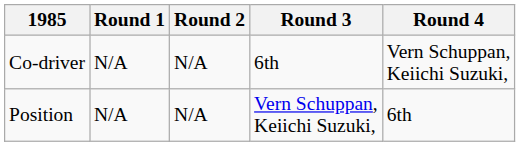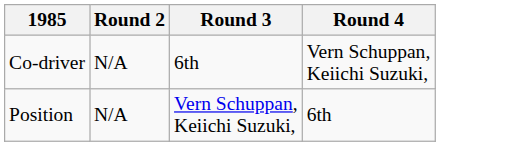- column: (130, 19)
